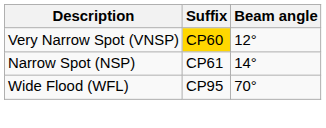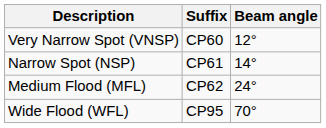(205, 39) gold background -> (205, 39) no background
+ row: (77, 87)
